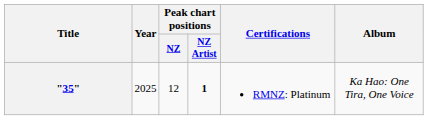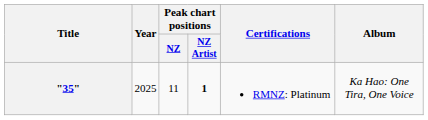(173, 88) 12 -> (173, 88) 11
